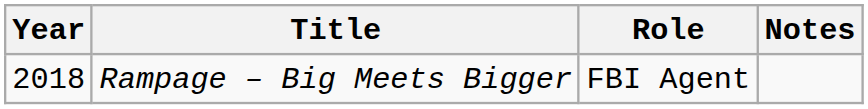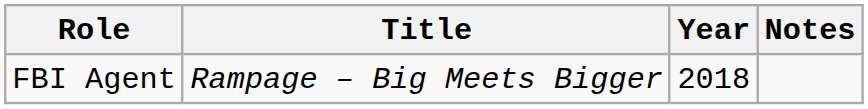columns swapped: (49, 30) <-> (668, 30)
